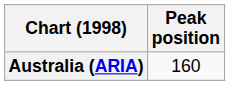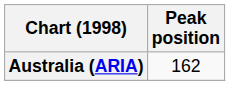(186, 66) 160 -> (186, 66) 162
